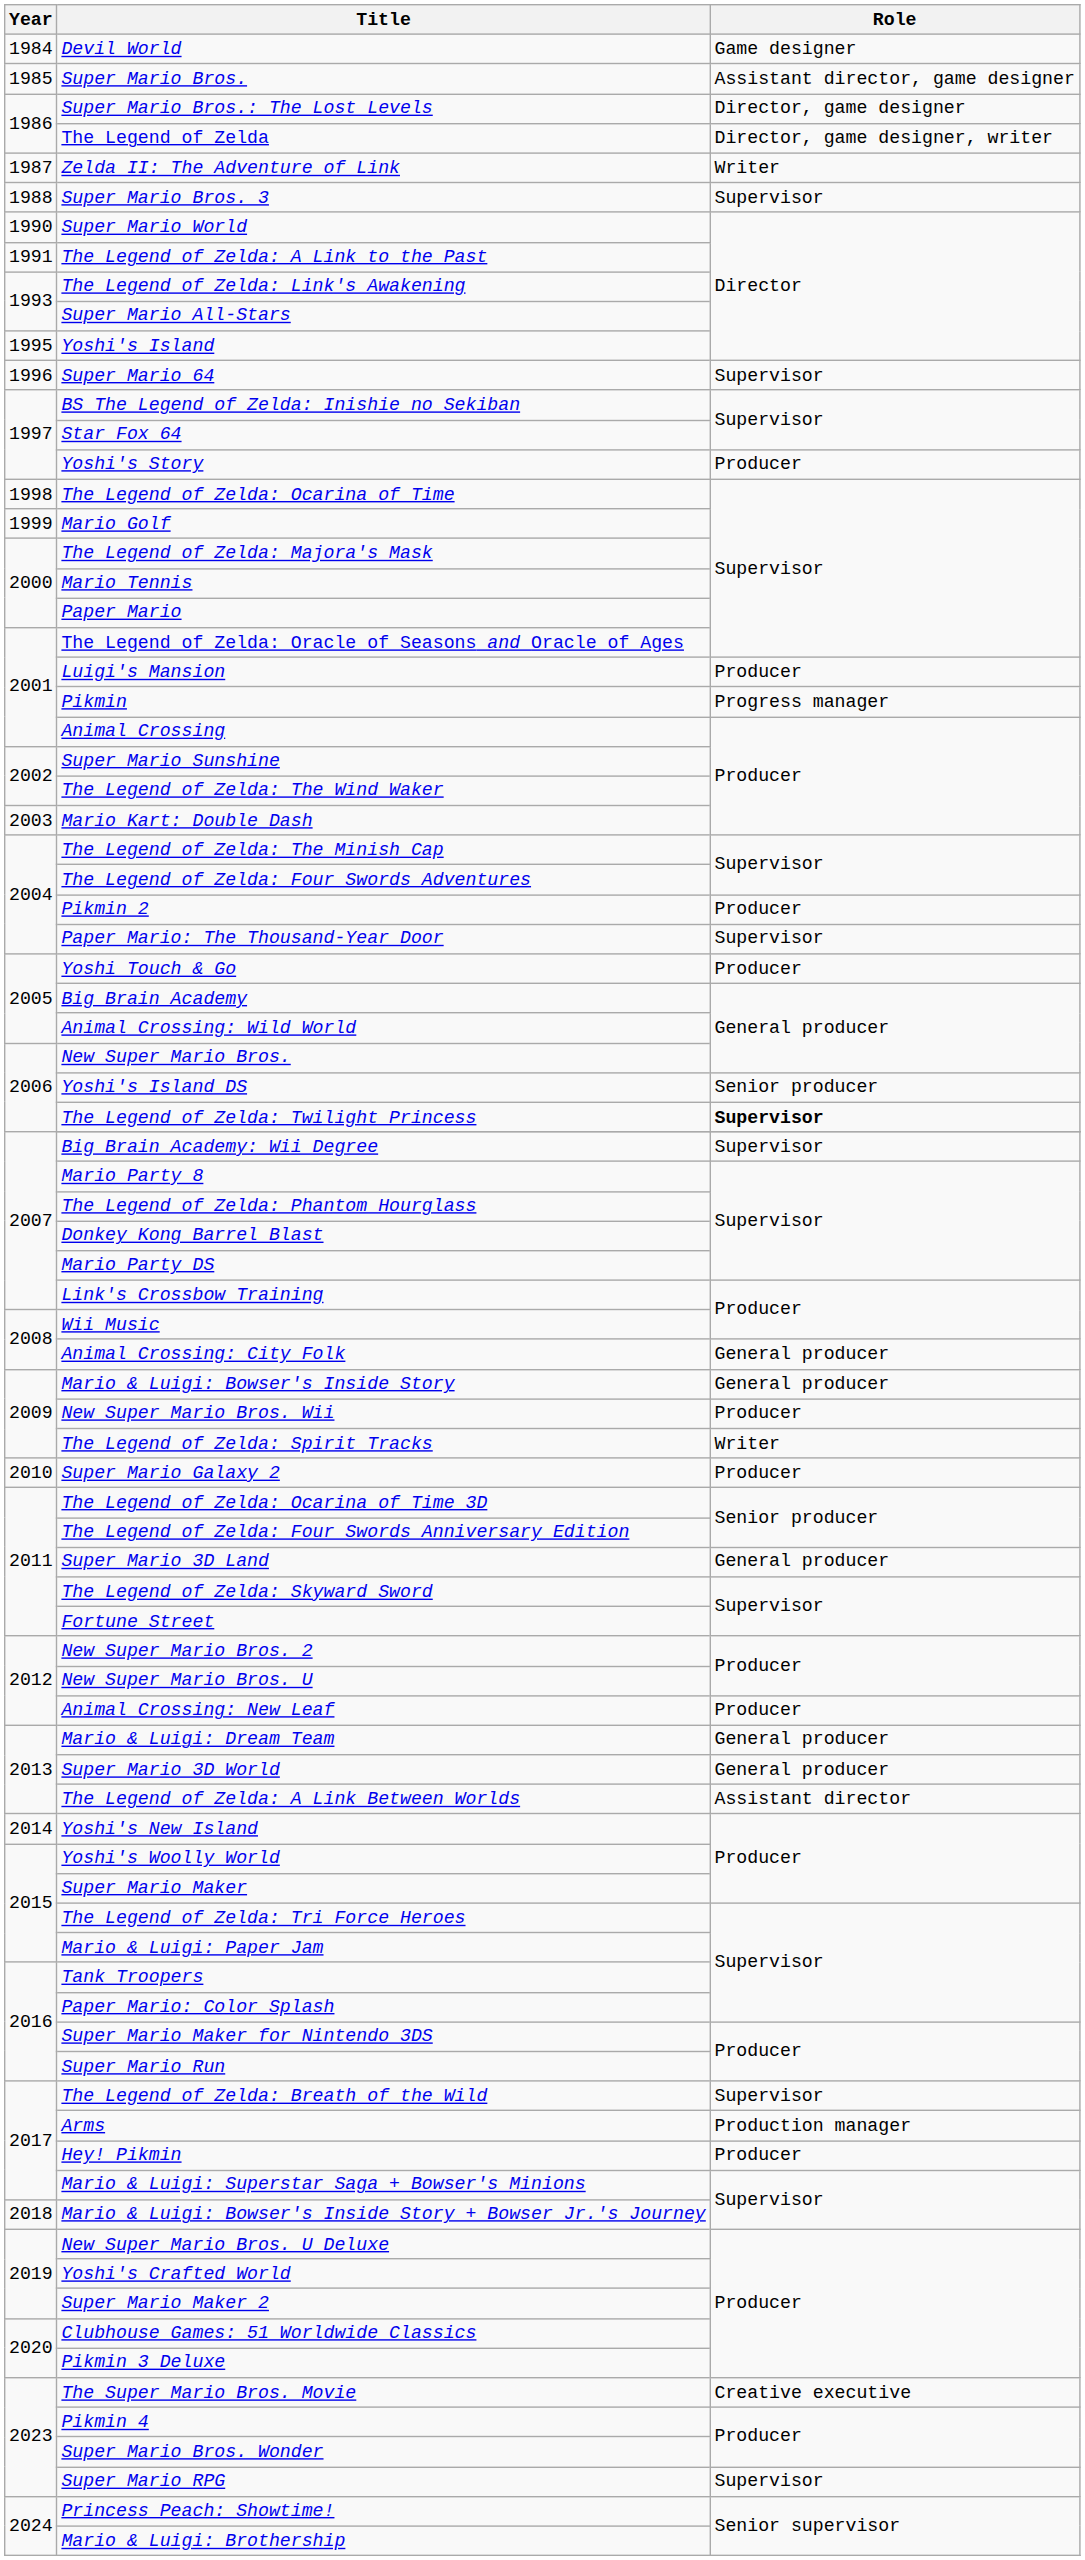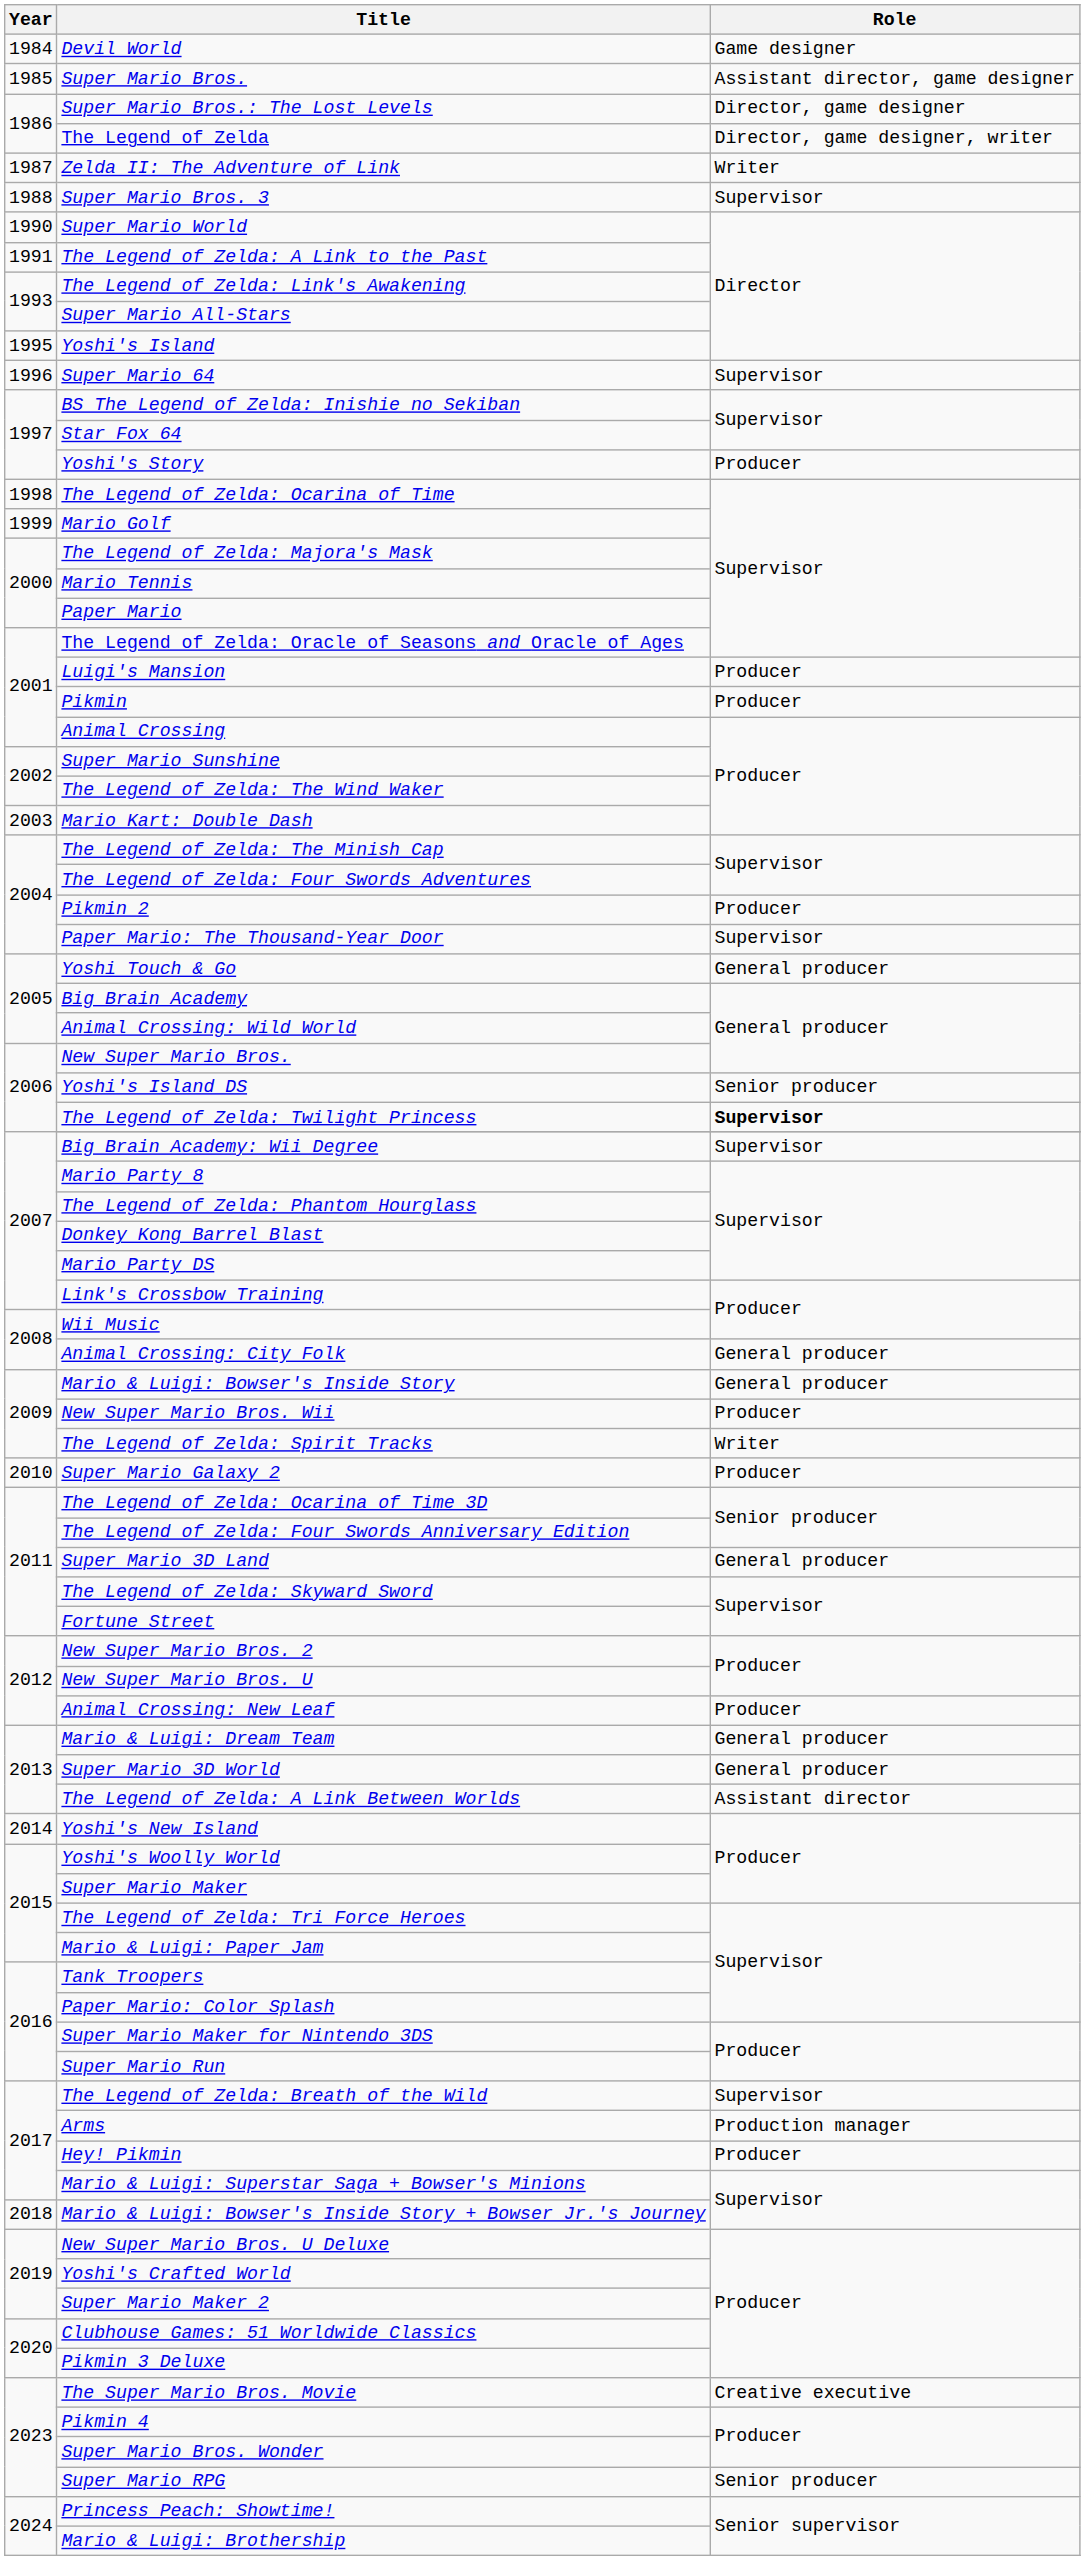(802, 702) Progress manager -> (758, 702) Producer
(758, 969) Producer -> (802, 969) General producer
(769, 2482) Supervisor -> (796, 2482) Senior producer
